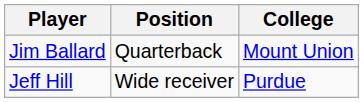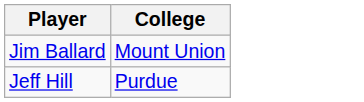- column: (174, 19)
